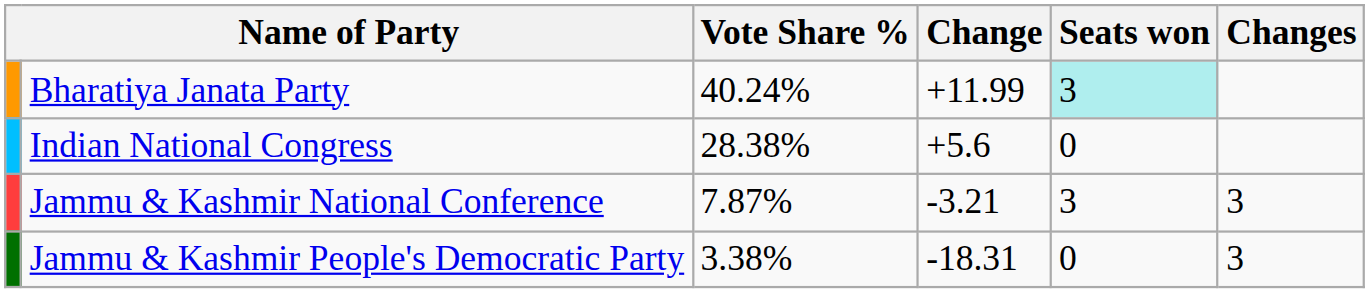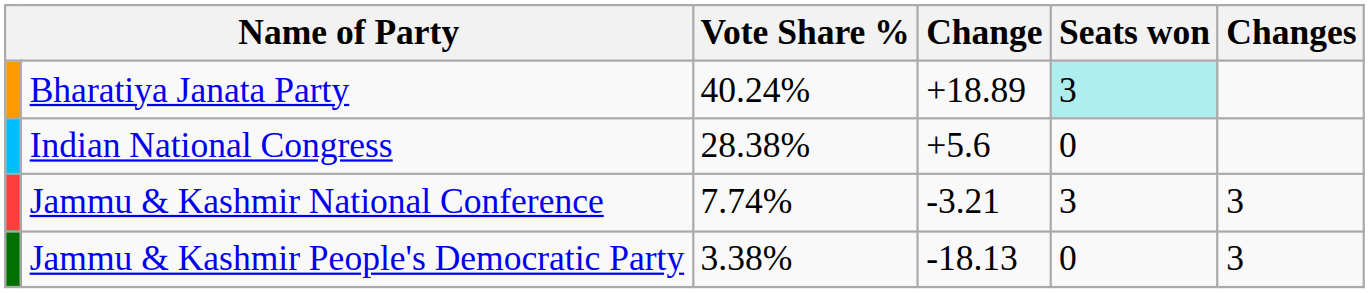(975, 88) +11.99 -> (976, 88) +18.89
(746, 201) 7.87% -> (746, 201) 7.74%
(972, 257) -18.31 -> (972, 257) -18.13
